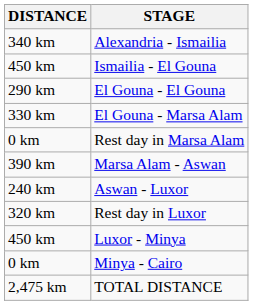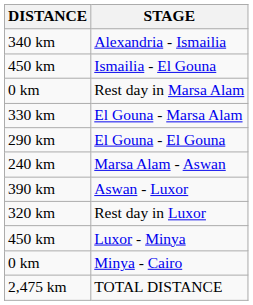rows swapped: (160, 90) <-> (169, 139)
(32, 164) 390 km -> (32, 164) 240 km
(32, 189) 240 km -> (32, 189) 390 km
